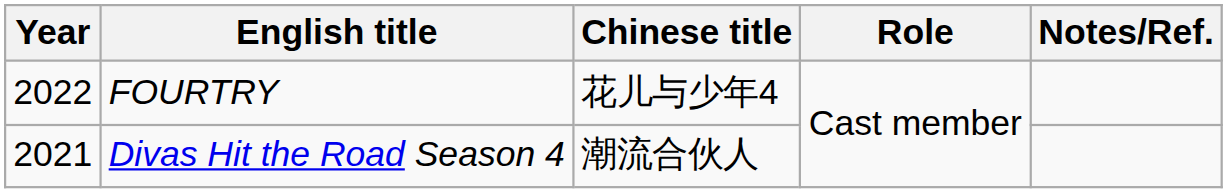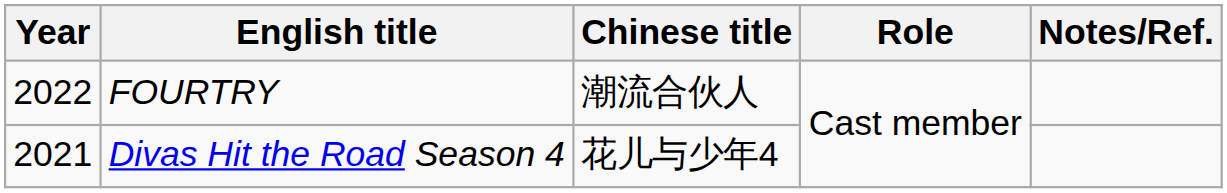(680, 91) 花儿与少年4 -> (670, 91) 潮流合伙人
(670, 154) 潮流合伙人 -> (680, 154) 花儿与少年4
